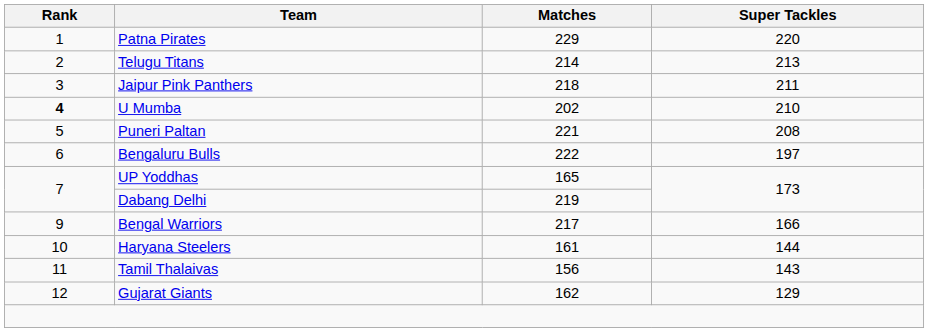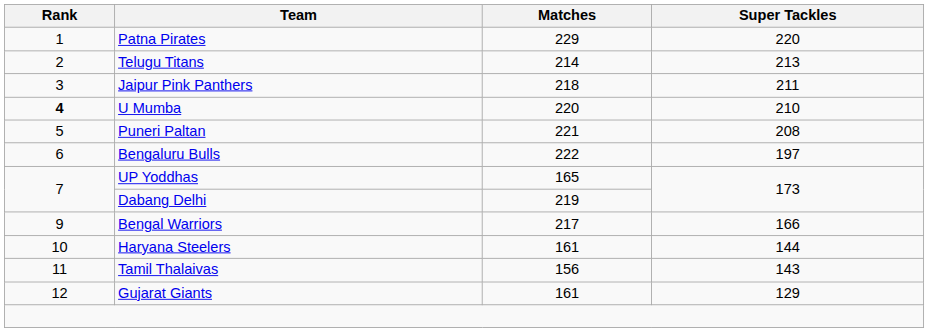(567, 108) 202 -> (567, 108) 220
(567, 293) 162 -> (567, 293) 161
